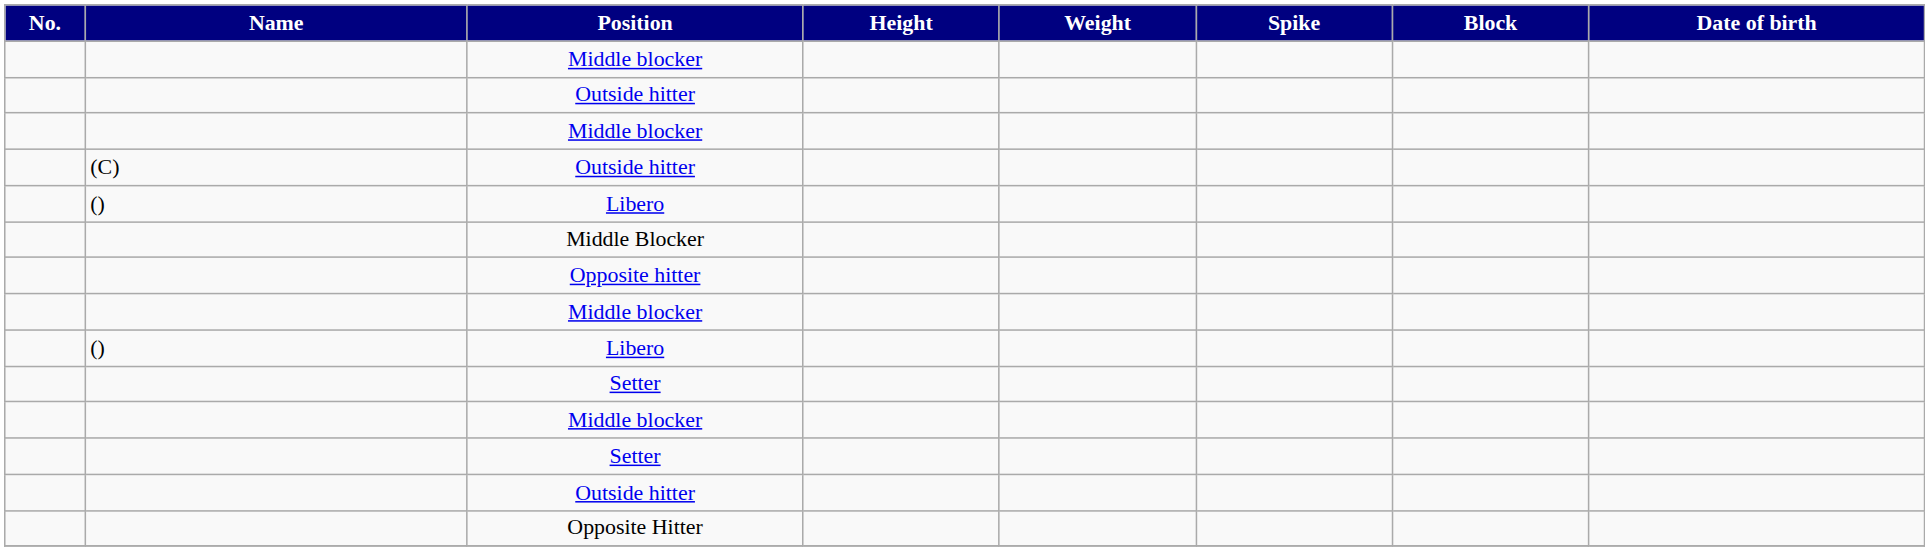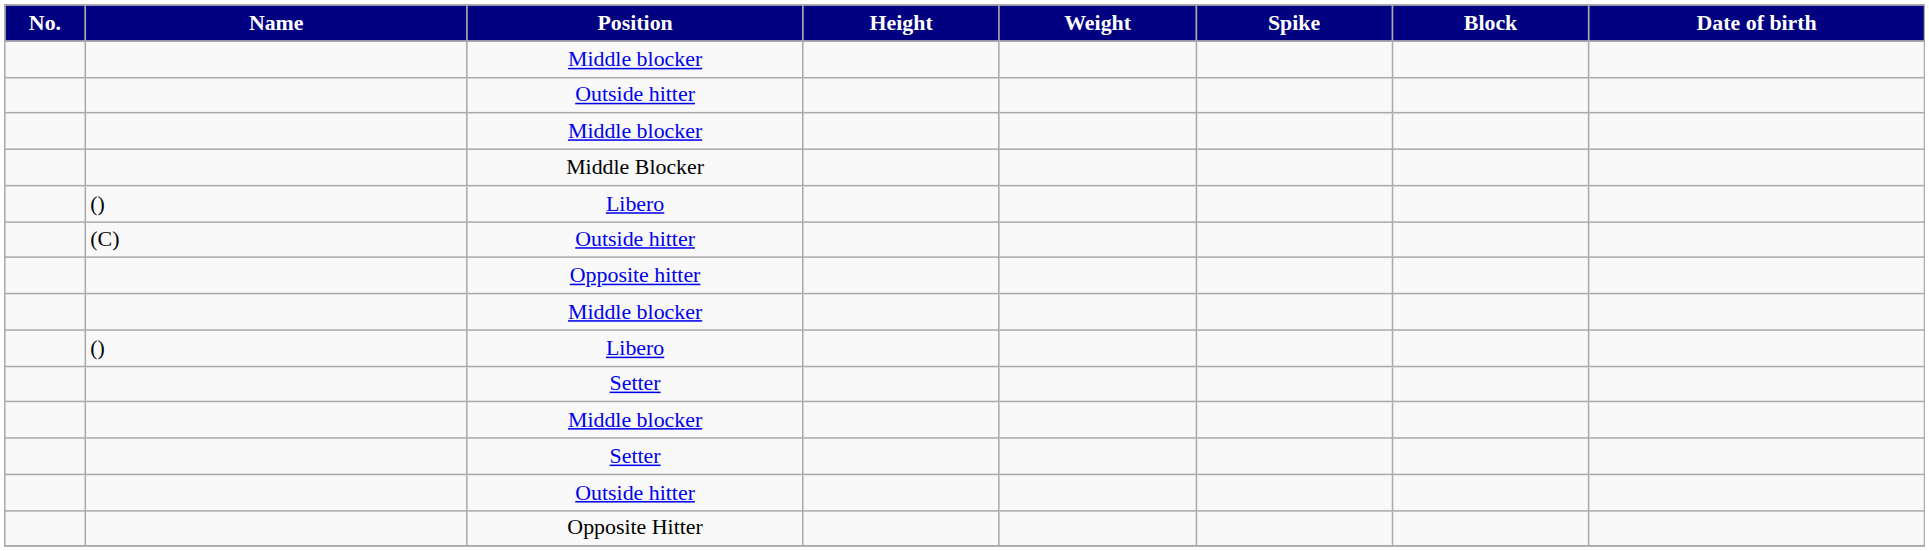rows swapped: (276, 240) <-> (105, 167)
